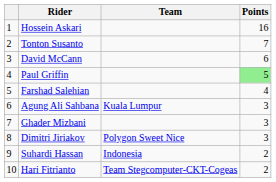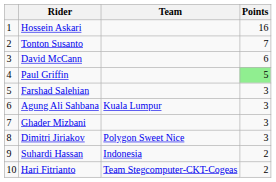(266, 91) 4 -> (266, 91) 3
